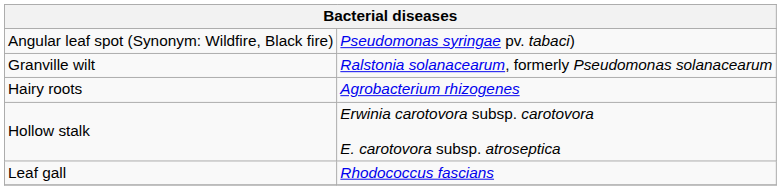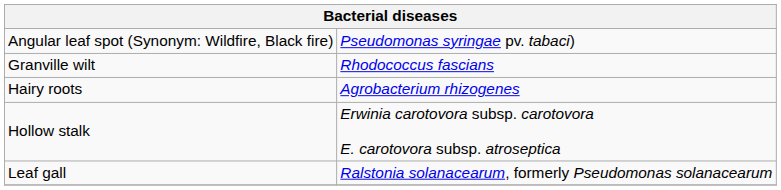(556, 65) Ralstonia solanacearum, formerly Pseudomonas solanacearum -> (417, 65) Rhodococcus fascians
(417, 173) Rhodococcus fascians -> (556, 173) Ralstonia solanacearum, formerly Pseudomonas solanacearum
